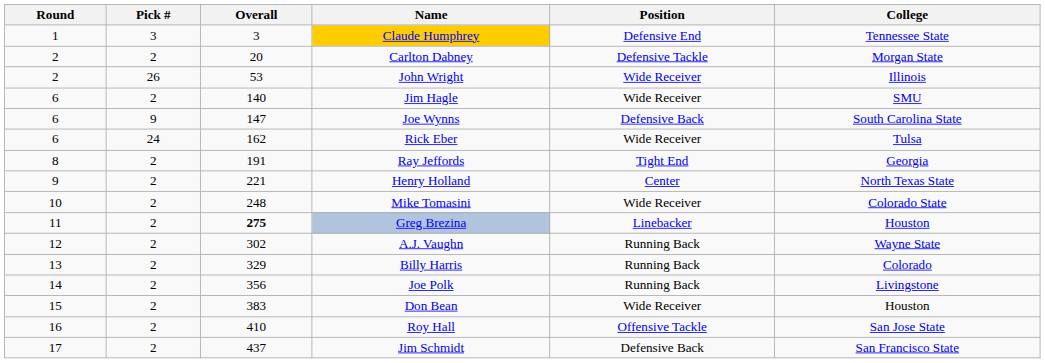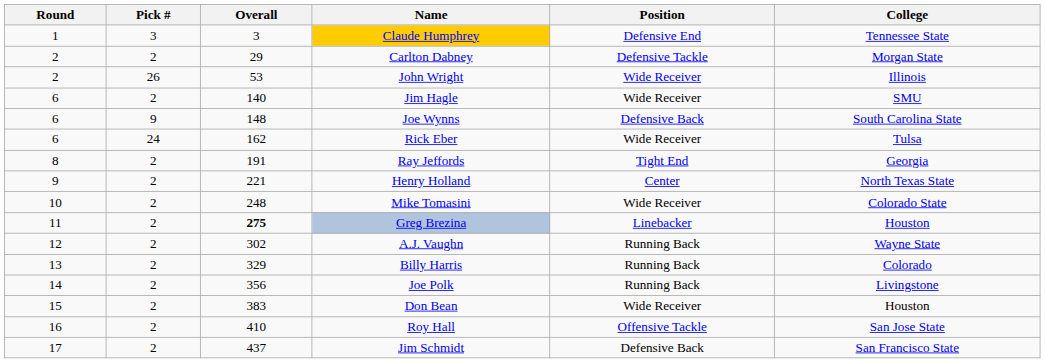(256, 56) 20 -> (256, 56) 29
(256, 118) 147 -> (256, 118) 148
